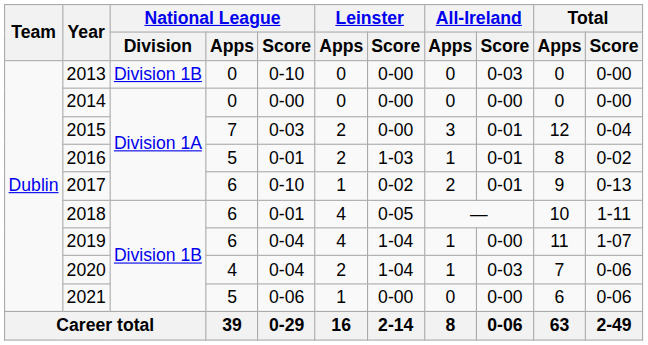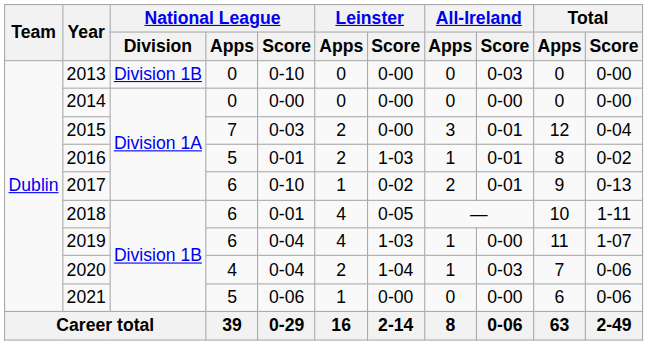(396, 241) 1-04 -> (396, 241) 1-03
